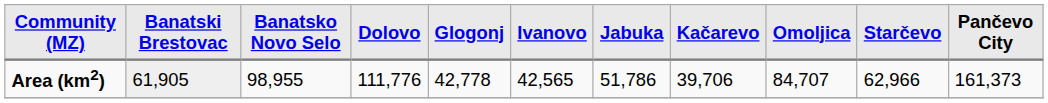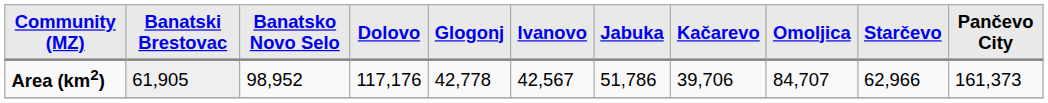(275, 79) 98,955 -> (275, 79) 98,952
(389, 79) 111,776 -> (389, 79) 117,176
(545, 79) 42,565 -> (546, 79) 42,567
